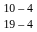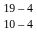rows swapped: (18, 24) <-> (18, 7)
